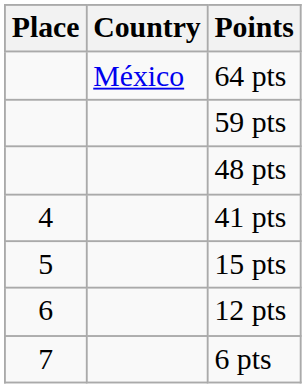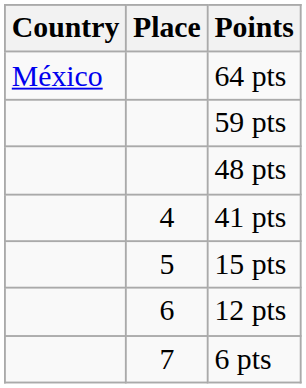columns swapped: (46, 28) <-> (147, 28)
